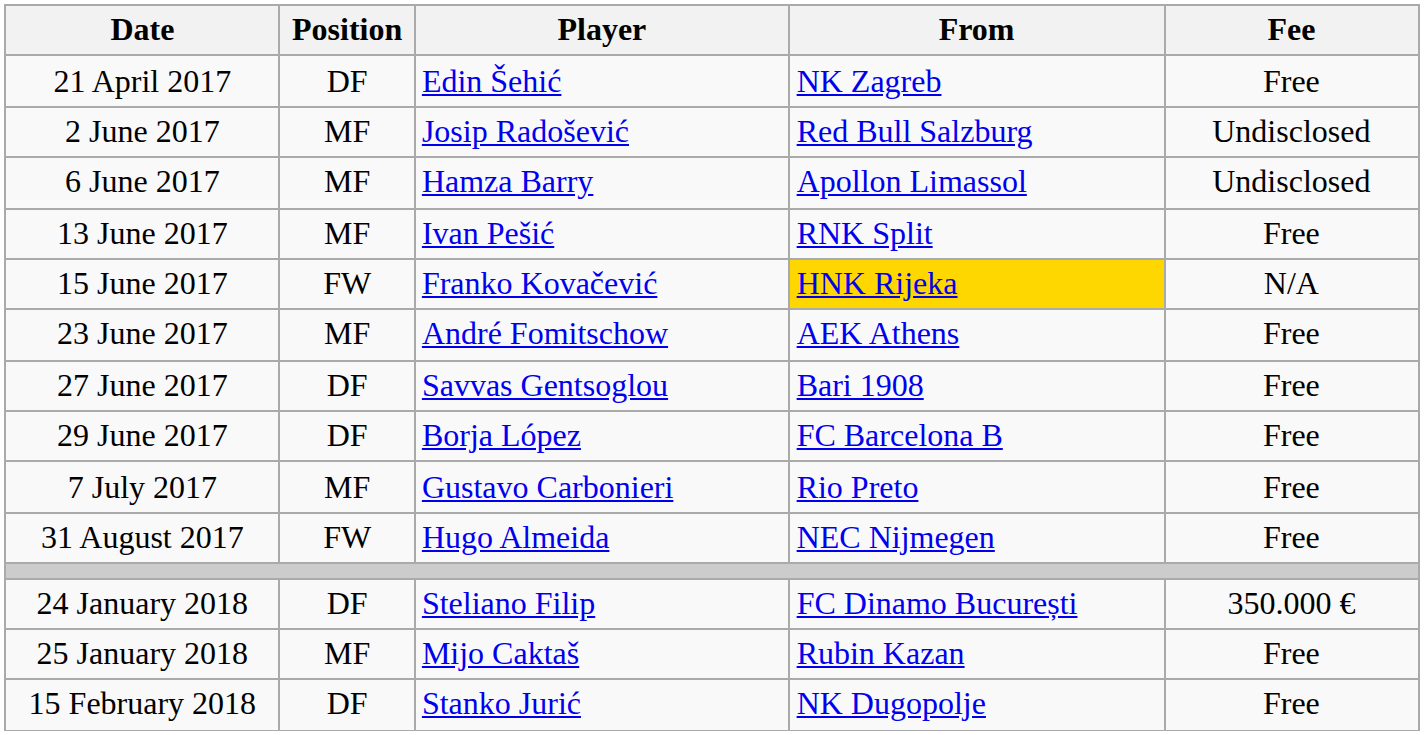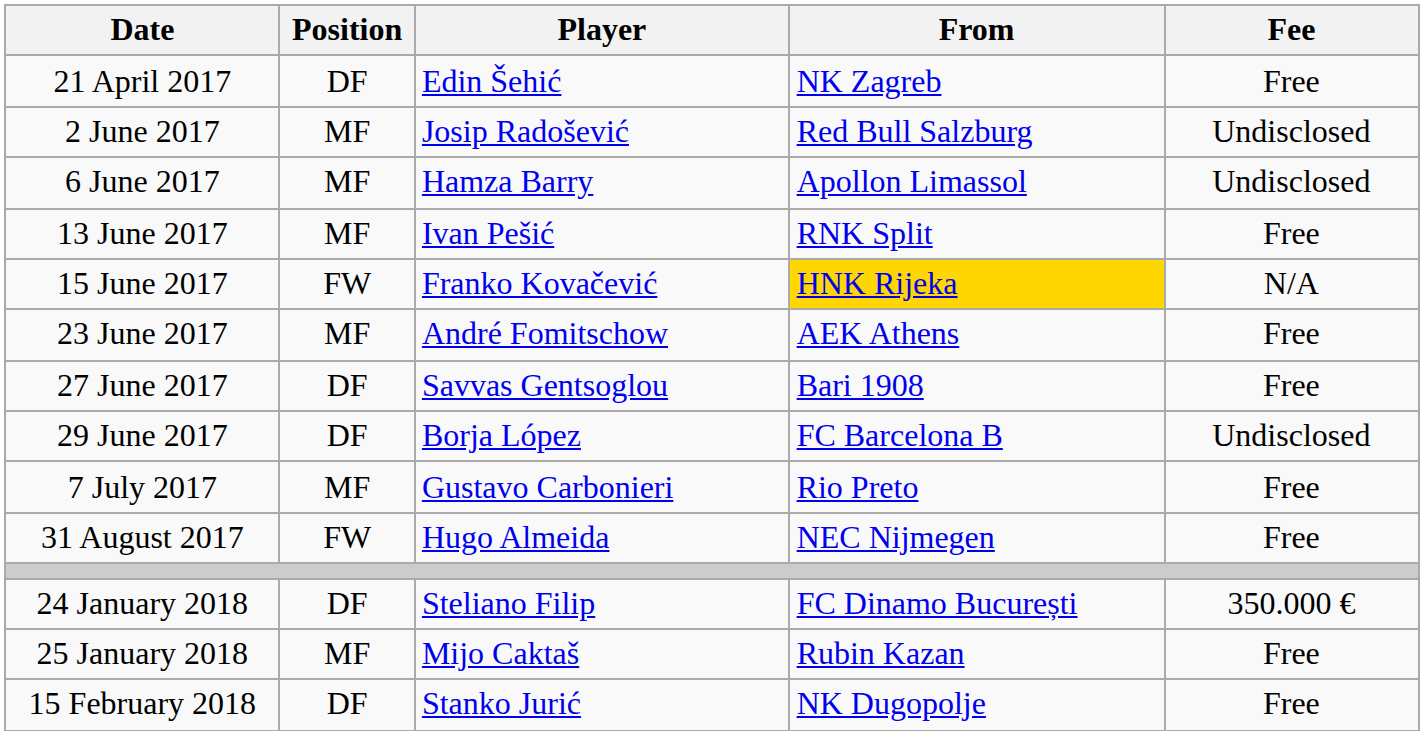(1291, 435) Free -> (1291, 435) Undisclosed
